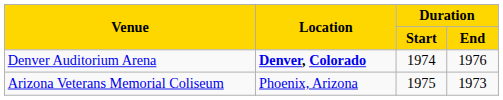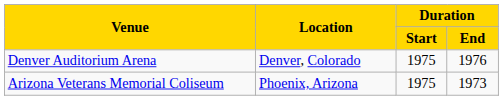(313, 60) bold -> (310, 60) normal
(421, 60) 1974 -> (421, 60) 1975
